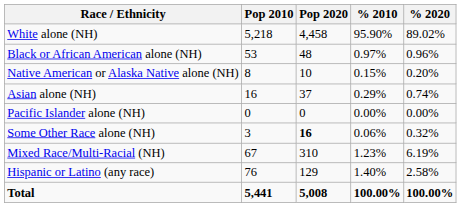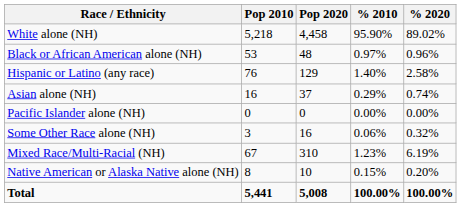rows swapped: (123, 73) <-> (81, 172)
(305, 133) bold -> (305, 133) normal
